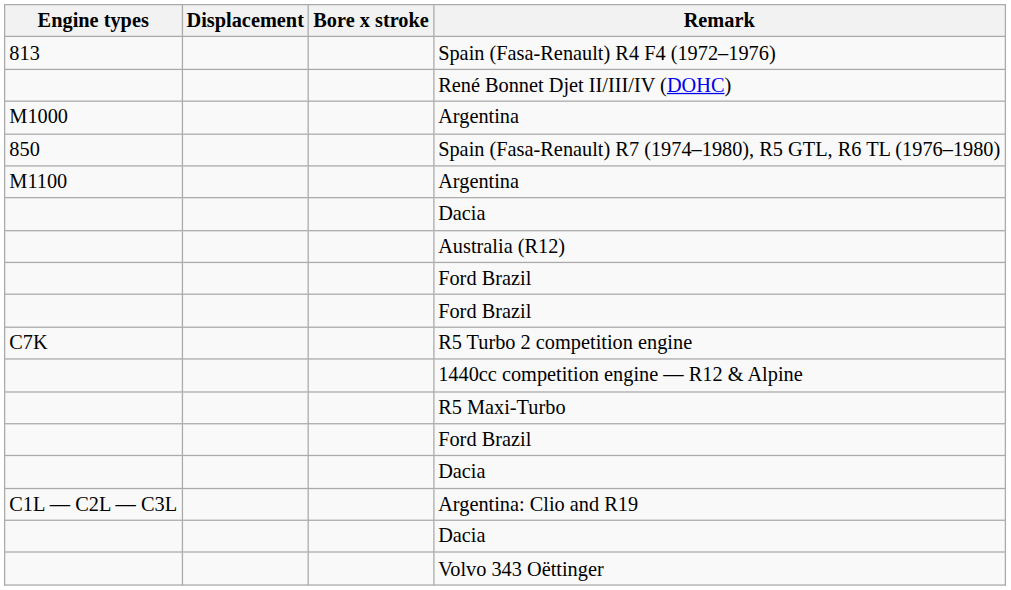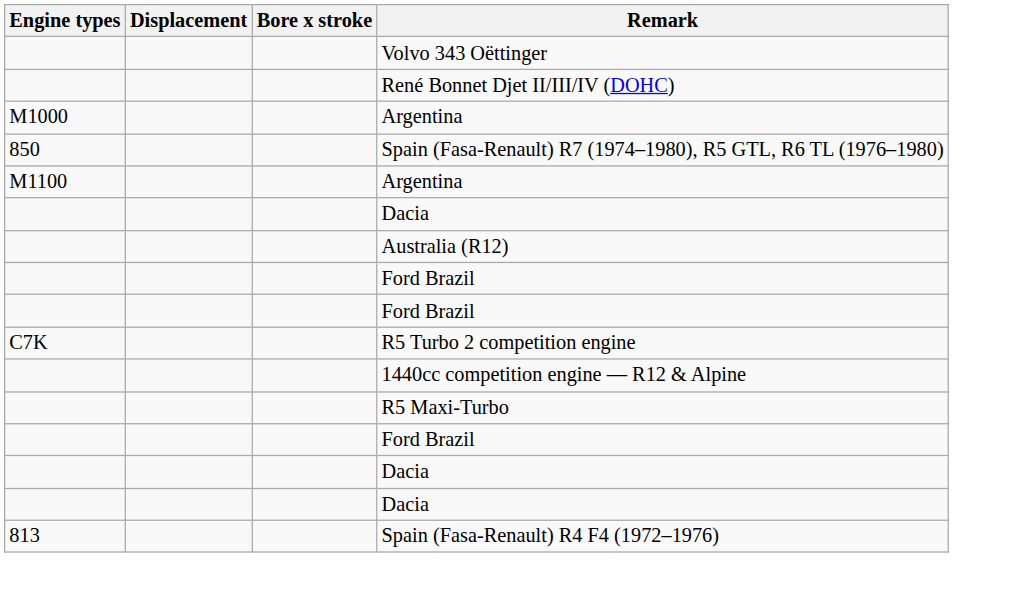rows swapped: (25, 52) <-> (93, 569)
- row: (93, 504)
